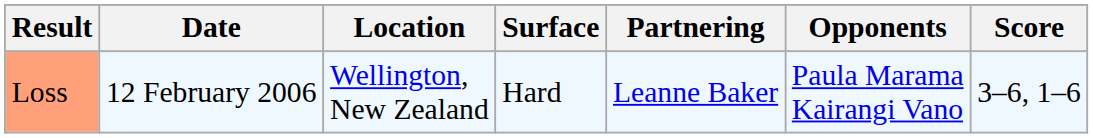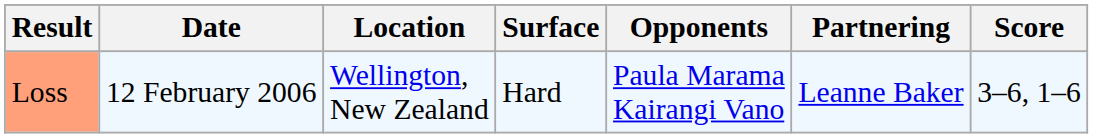columns swapped: (696, 27) <-> (878, 27)
